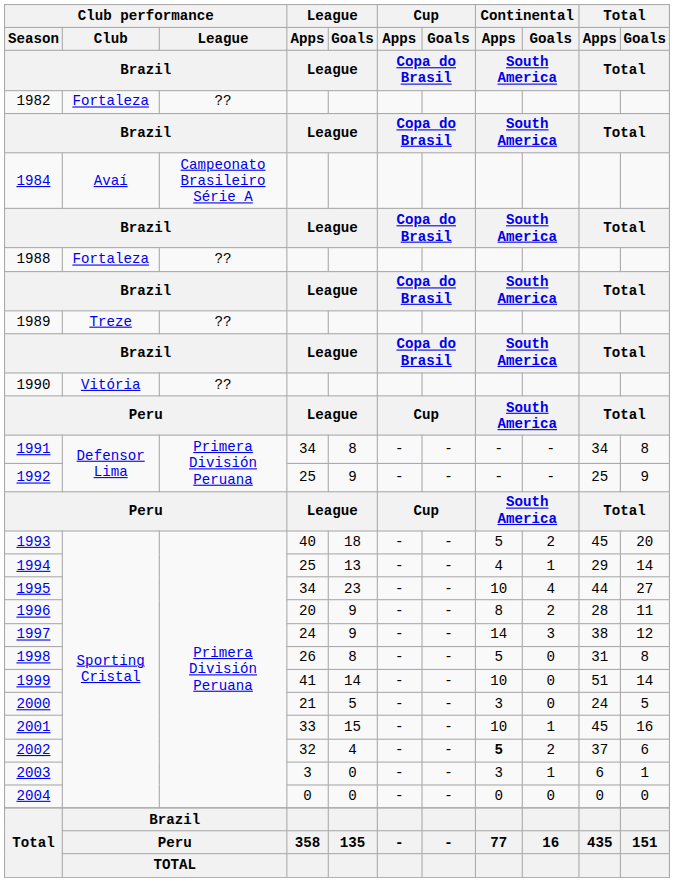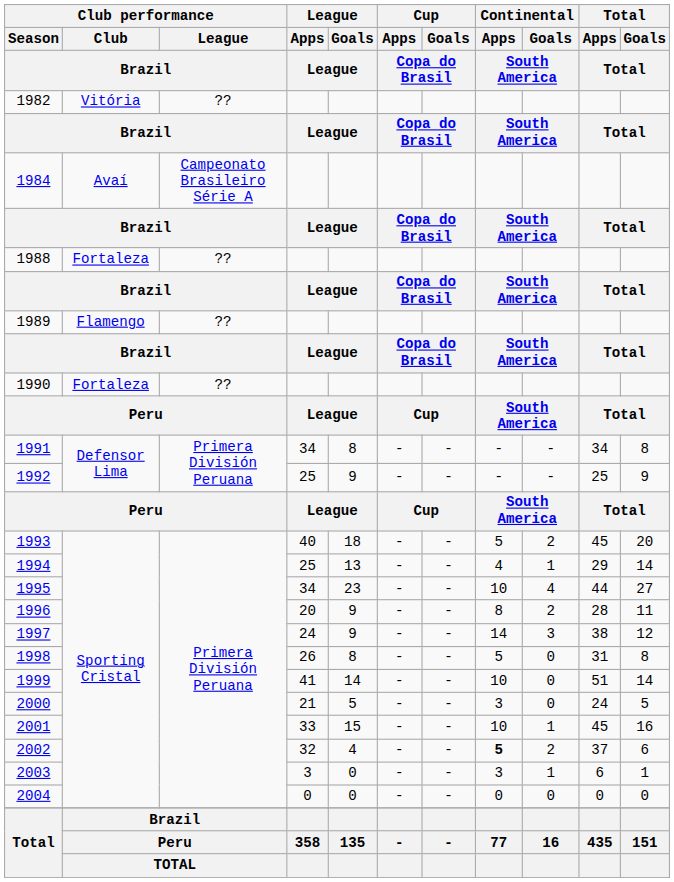(111, 102) Fortaleza -> (111, 102) Vitória
(111, 322) Treze -> (111, 322) Flamengo
(111, 385) Vitória -> (111, 385) Fortaleza
